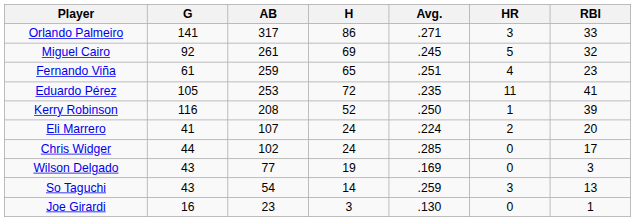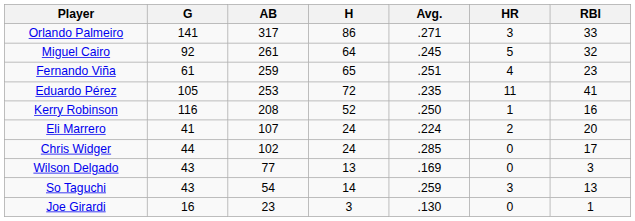(349, 52) 69 -> (349, 52) 64
(591, 110) 39 -> (591, 110) 16
(349, 168) 19 -> (349, 168) 13
